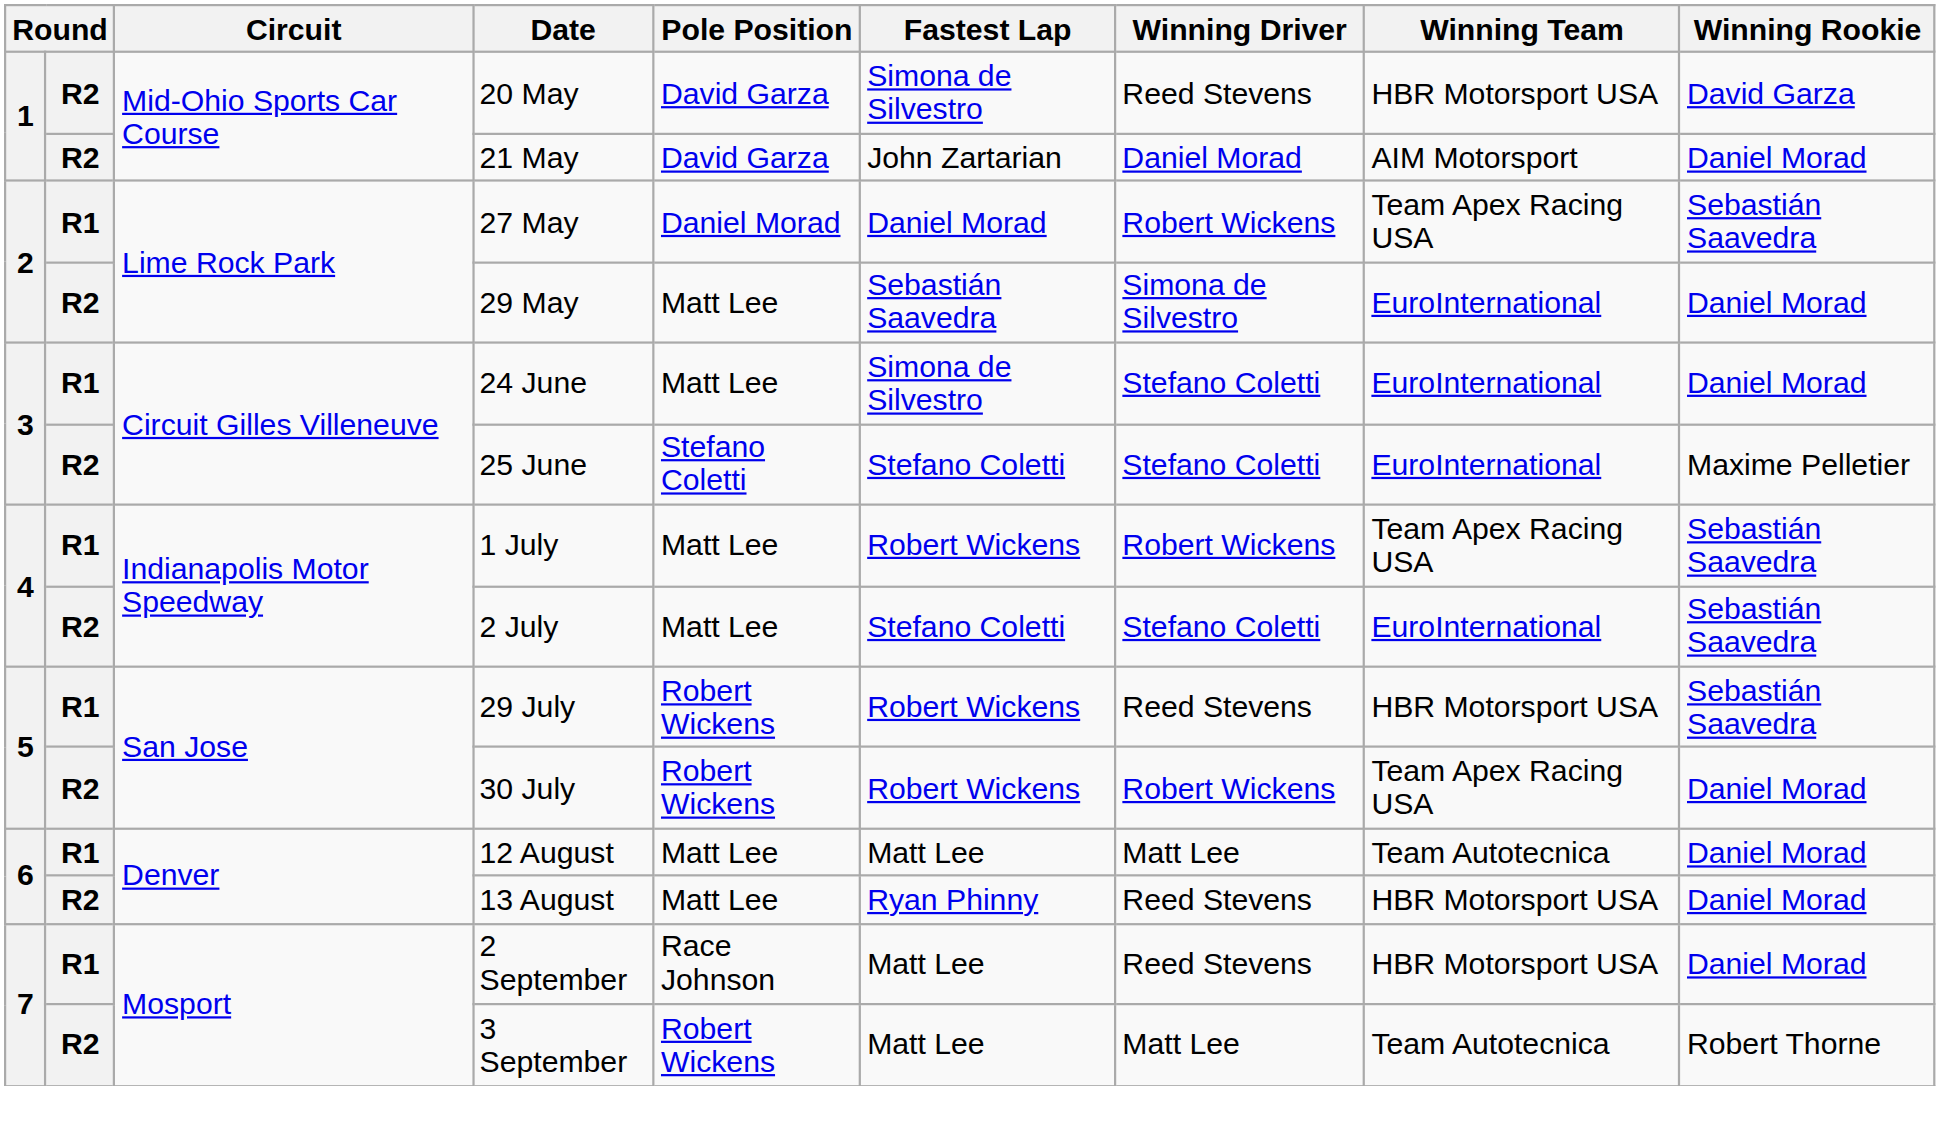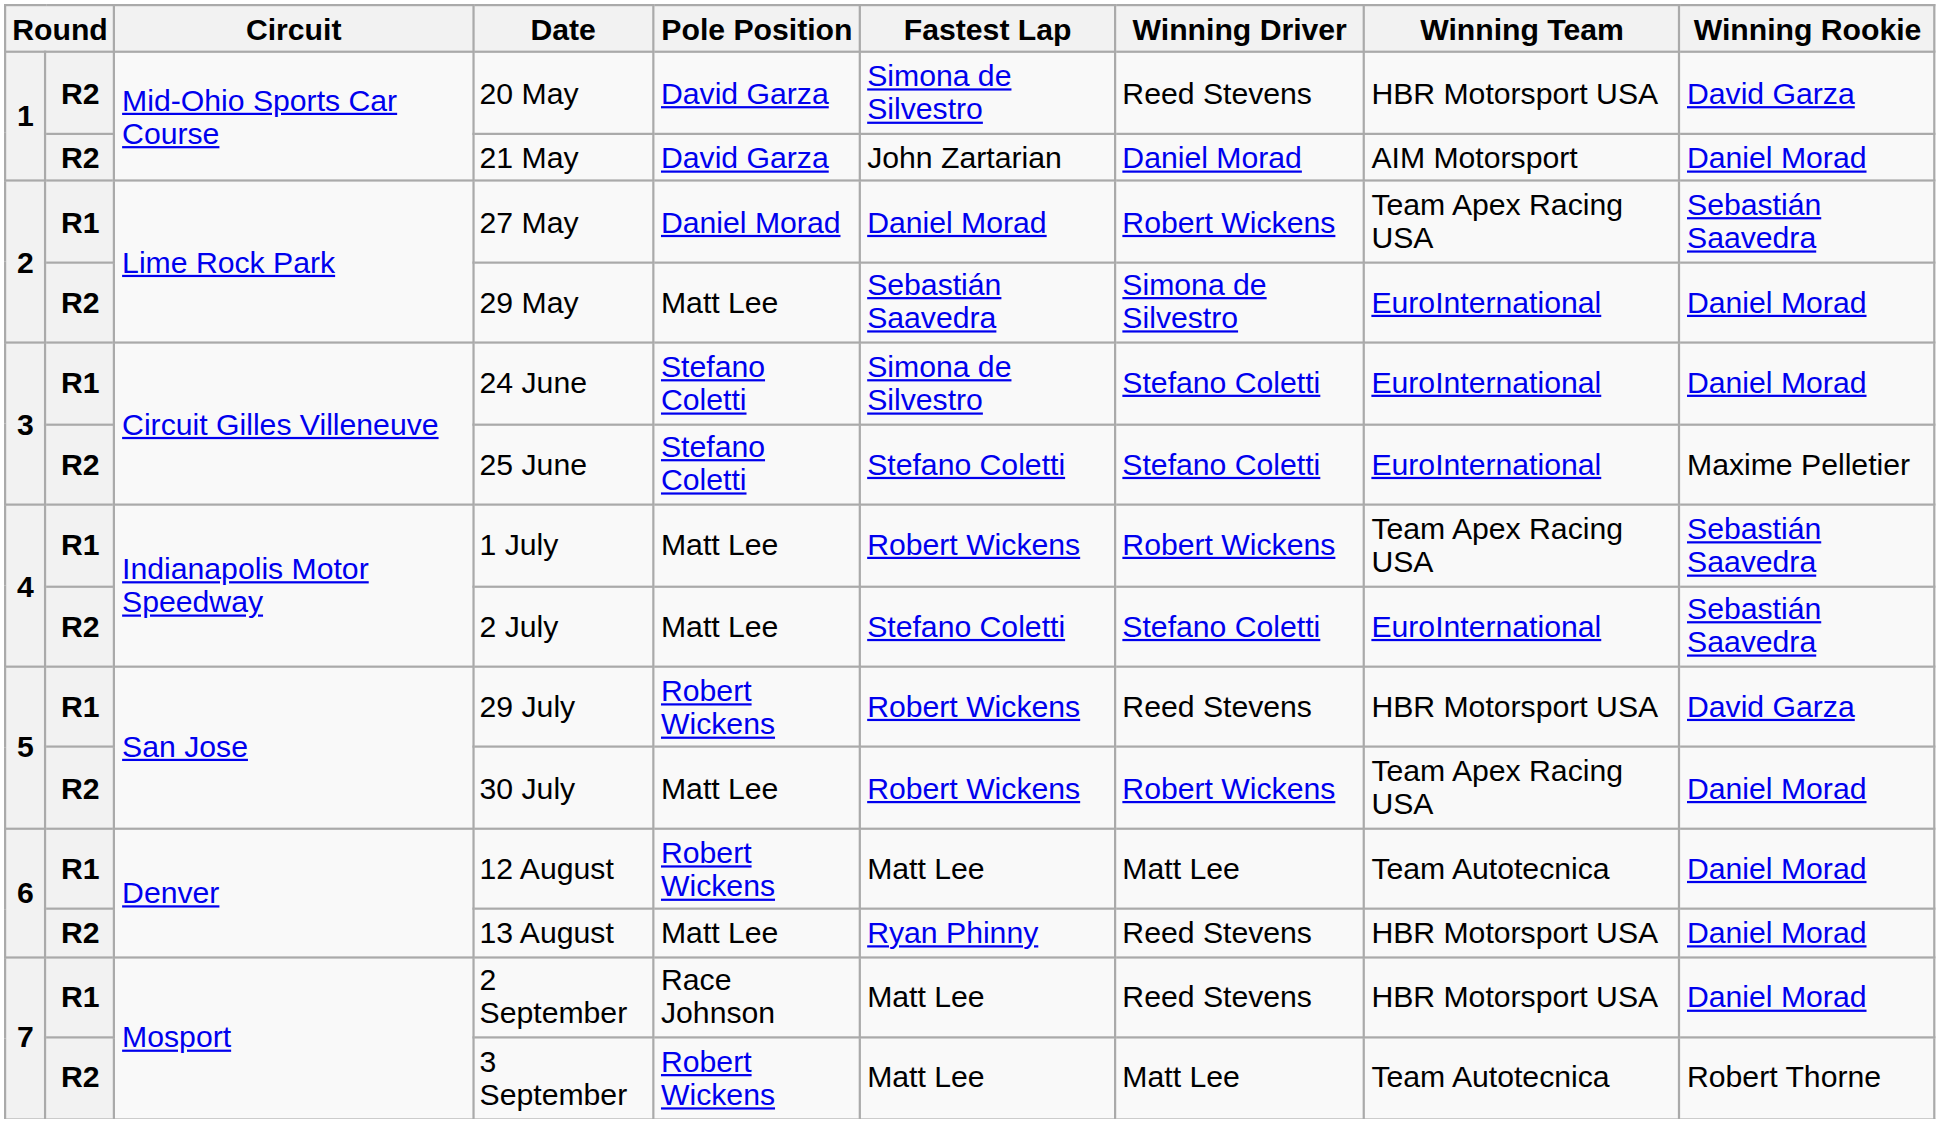(720, 383) Matt Lee -> (713, 383) Stefano Coletti
(1754, 707) Sebastián Saavedra -> (1771, 707) David Garza
(718, 787) Robert Wickens -> (720, 787) Matt Lee
(720, 852) Matt Lee -> (718, 868) Robert Wickens
